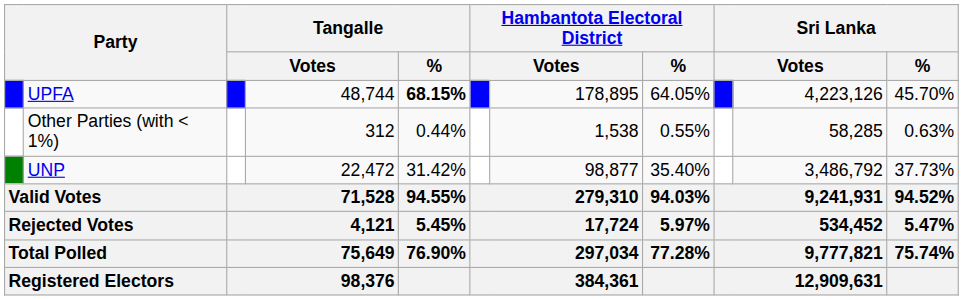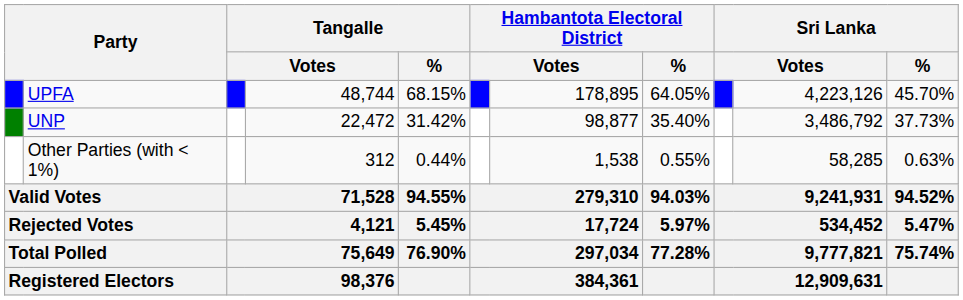(436, 94) bold -> (436, 94) normal
rows swapped: (46, 169) <-> (108, 131)
